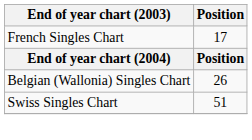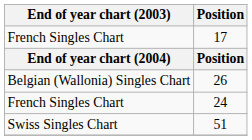+ row: (220, 102)
